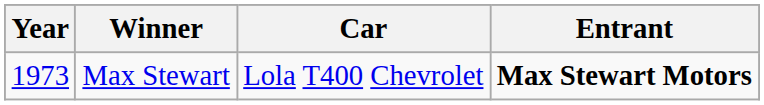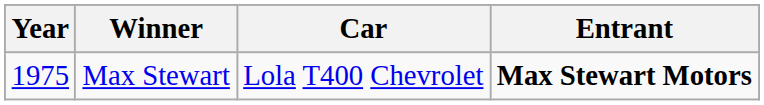(40, 75) 1973 -> (40, 75) 1975
